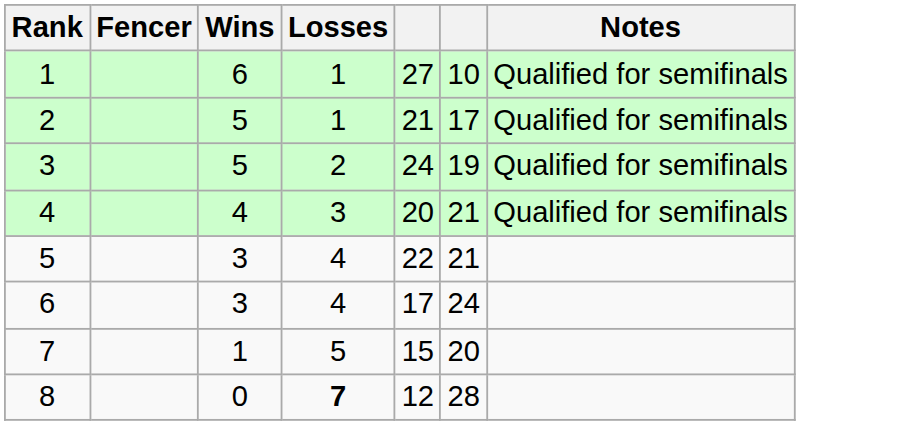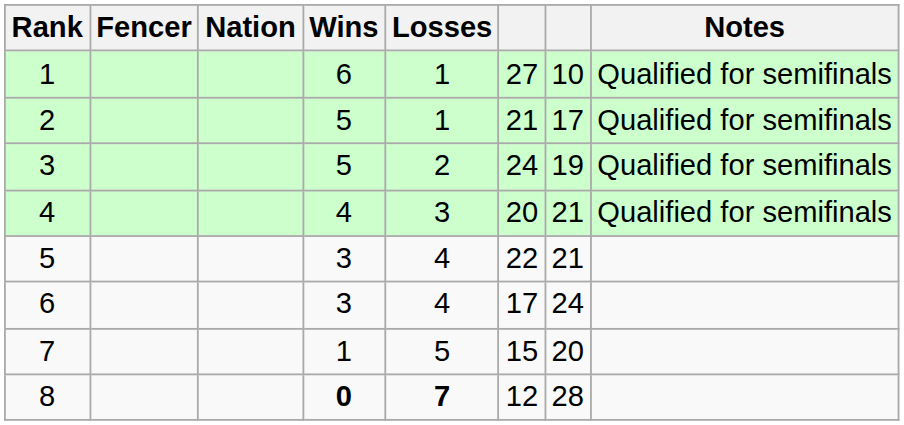+ column: (250, 27)
(240, 397) normal -> (344, 397) bold
